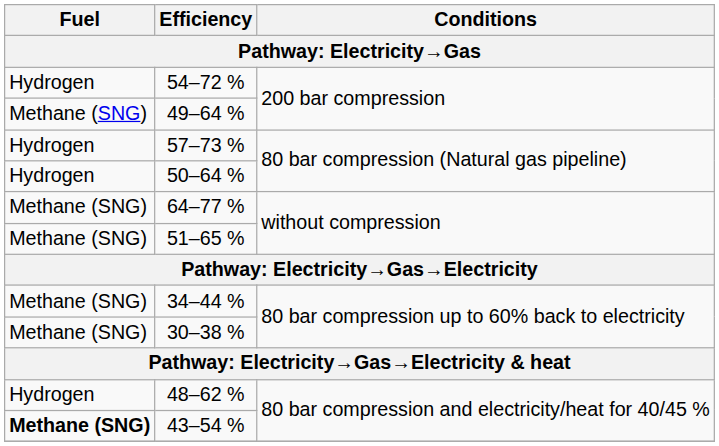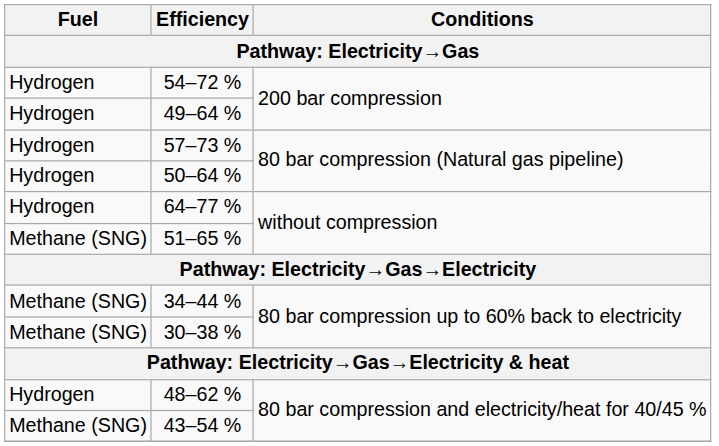(78, 113) Methane (SNG) -> (52, 113) Hydrogen
(78, 207) Methane (SNG) -> (52, 207) Hydrogen
(80, 425) bold -> (78, 425) normal
